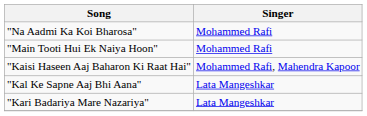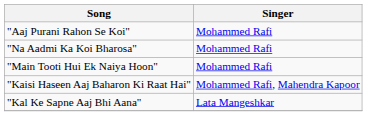+ row: (68, 31)
- row: (78, 102)
